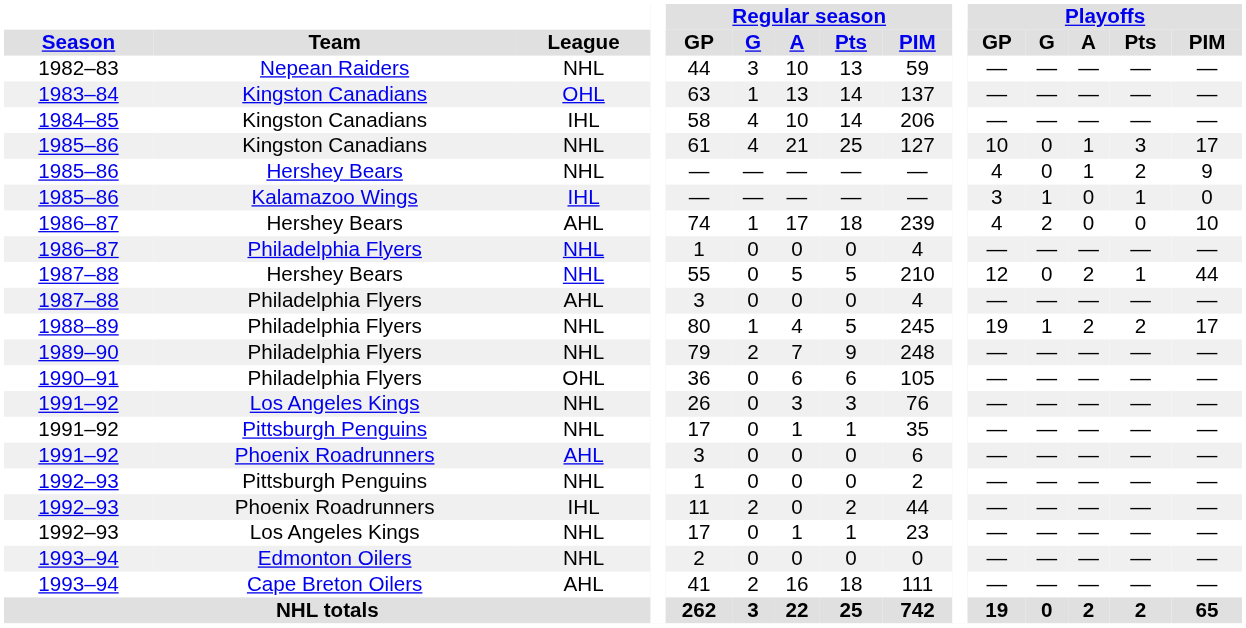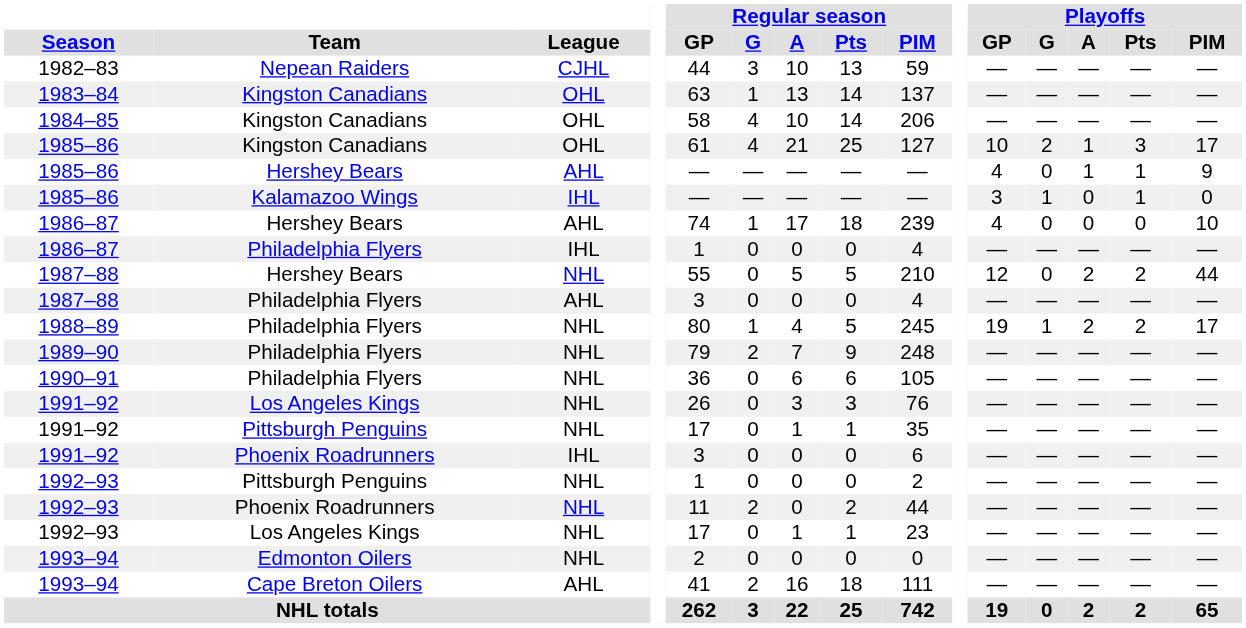(584, 68) NHL -> (584, 68) CJHL
(584, 119) IHL -> (584, 119) OHL
(584, 145) NHL -> (584, 145) OHL
(1047, 145) 0 -> (1047, 145) 2
(584, 171) NHL -> (584, 171) AHL
(1140, 171) 2 -> (1140, 171) 1
(1047, 223) 2 -> (1047, 223) 0
(584, 248) NHL -> (584, 248) IHL
(1140, 274) 1 -> (1140, 274) 2
(584, 377) OHL -> (584, 377) NHL
(584, 455) AHL -> (584, 455) IHL
(584, 506) IHL -> (584, 506) NHL
